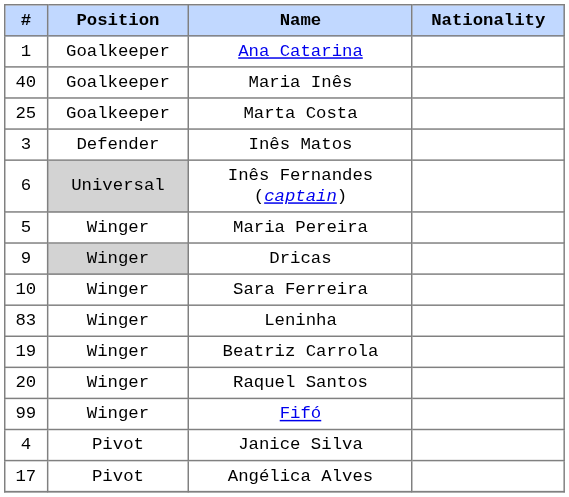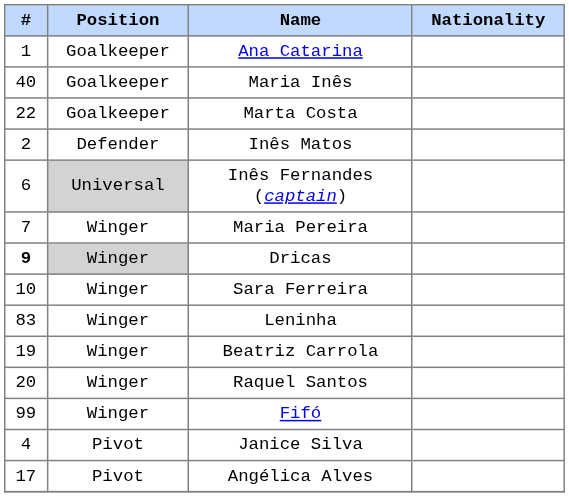(26, 114) 25 -> (26, 114) 22
(26, 145) 3 -> (26, 145) 2
(26, 227) 5 -> (26, 227) 7
(26, 259) normal -> (26, 259) bold
